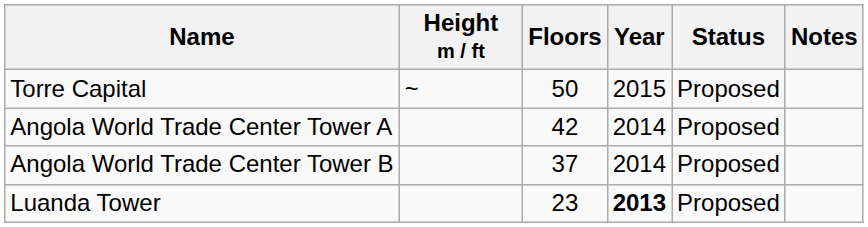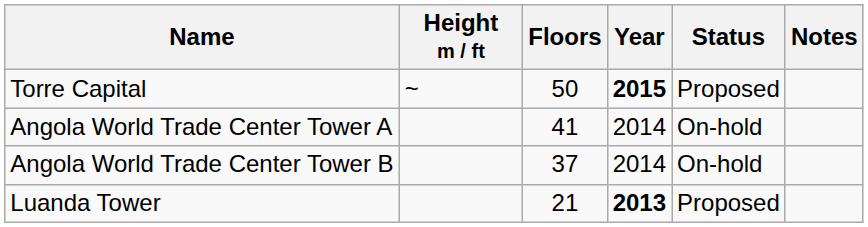(639, 88) normal -> (639, 88) bold
(565, 126) 42 -> (565, 126) 41
(728, 126) Proposed -> (720, 126) On-hold
(728, 164) Proposed -> (720, 164) On-hold
(565, 202) 23 -> (565, 202) 21
